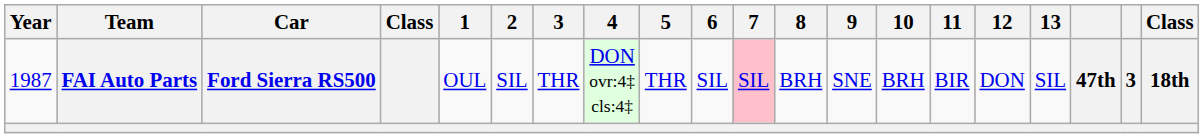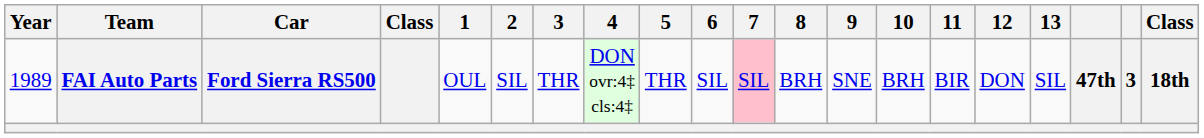(31, 80) 1987 -> (31, 80) 1989
